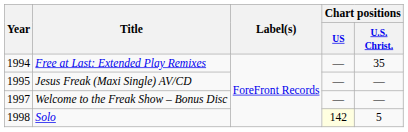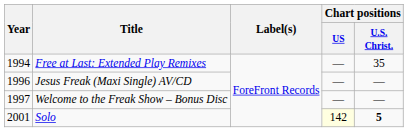(19, 81) 1995 -> (19, 81) 1996
(19, 117) 1998 -> (19, 117) 2001
(379, 117) normal -> (379, 117) bold
